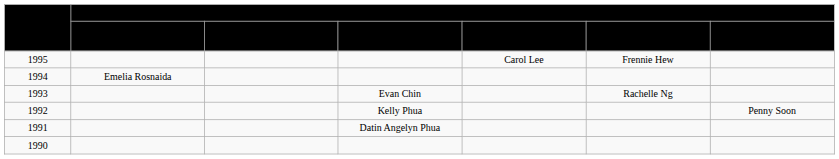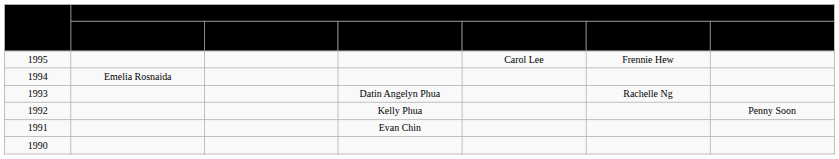(400, 93) Evan Chin -> (400, 93) Datin Angelyn Phua
(400, 128) Datin Angelyn Phua -> (400, 128) Evan Chin
